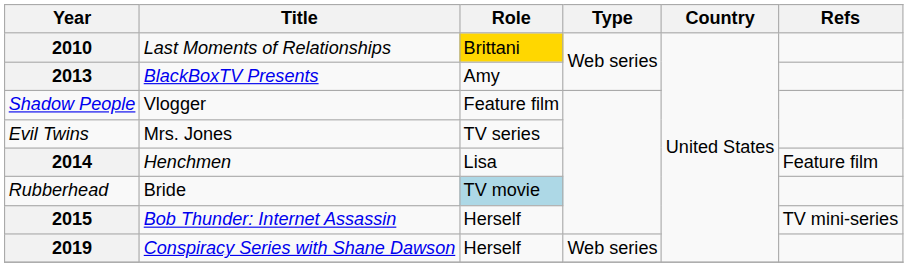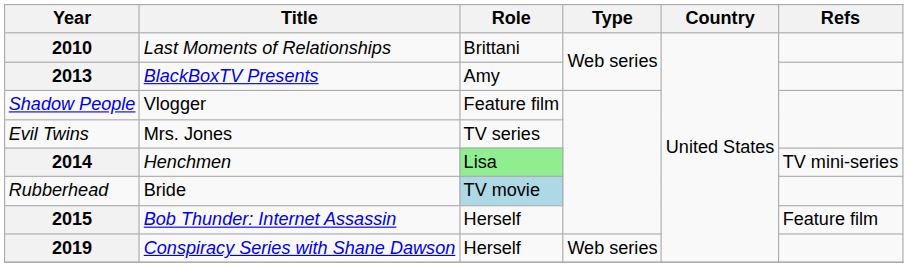(492, 47) gold background -> (492, 47) no background
(480, 162) no background -> (480, 162) lightgreen background
(830, 162) Feature film -> (840, 162) TV mini-series
(840, 219) TV mini-series -> (830, 219) Feature film
